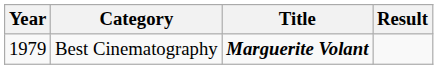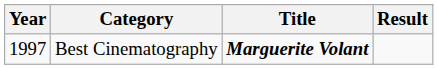(28, 49) 1979 -> (28, 49) 1997
